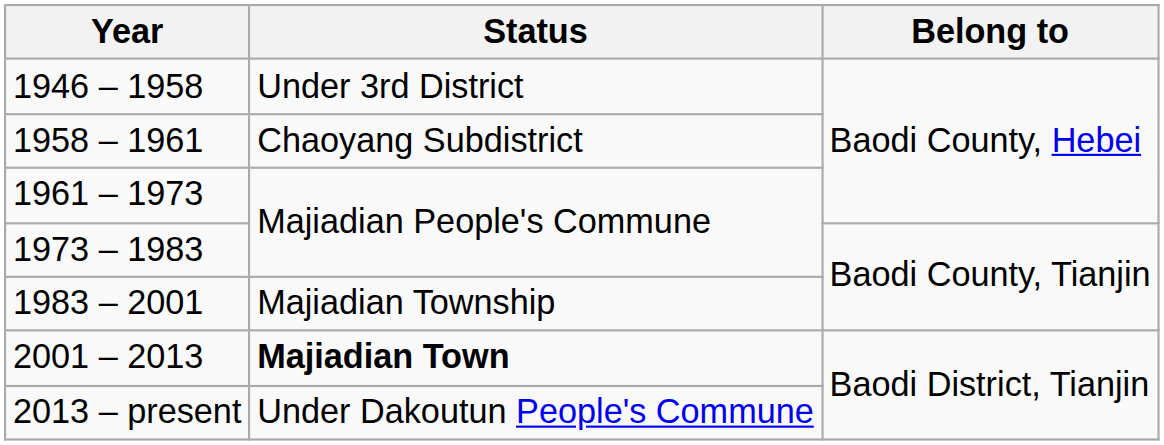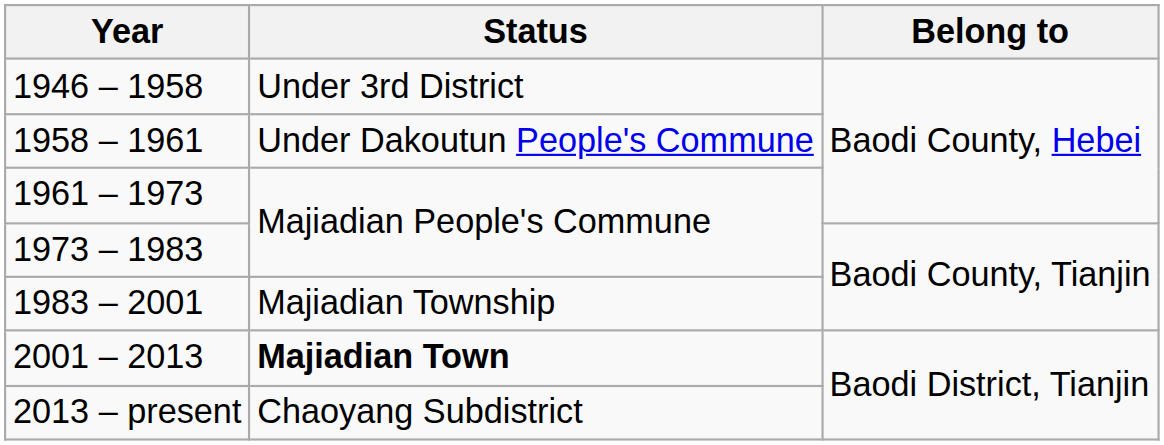(420, 140) Chaoyang Subdistrict -> (535, 140) Under Dakoutun People's Commune
(535, 411) Under Dakoutun People's Commune -> (420, 411) Chaoyang Subdistrict
